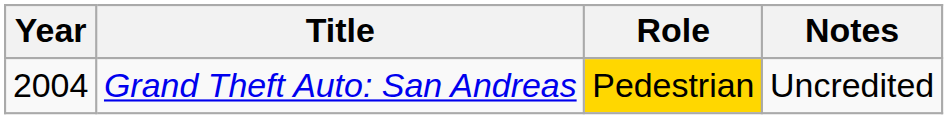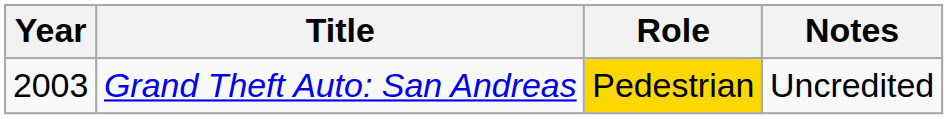(51, 85) 2004 -> (51, 85) 2003
